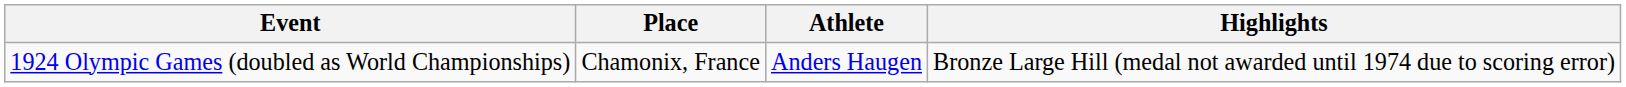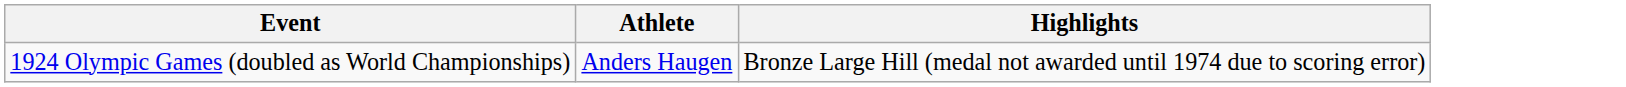- column: (671, 23)
